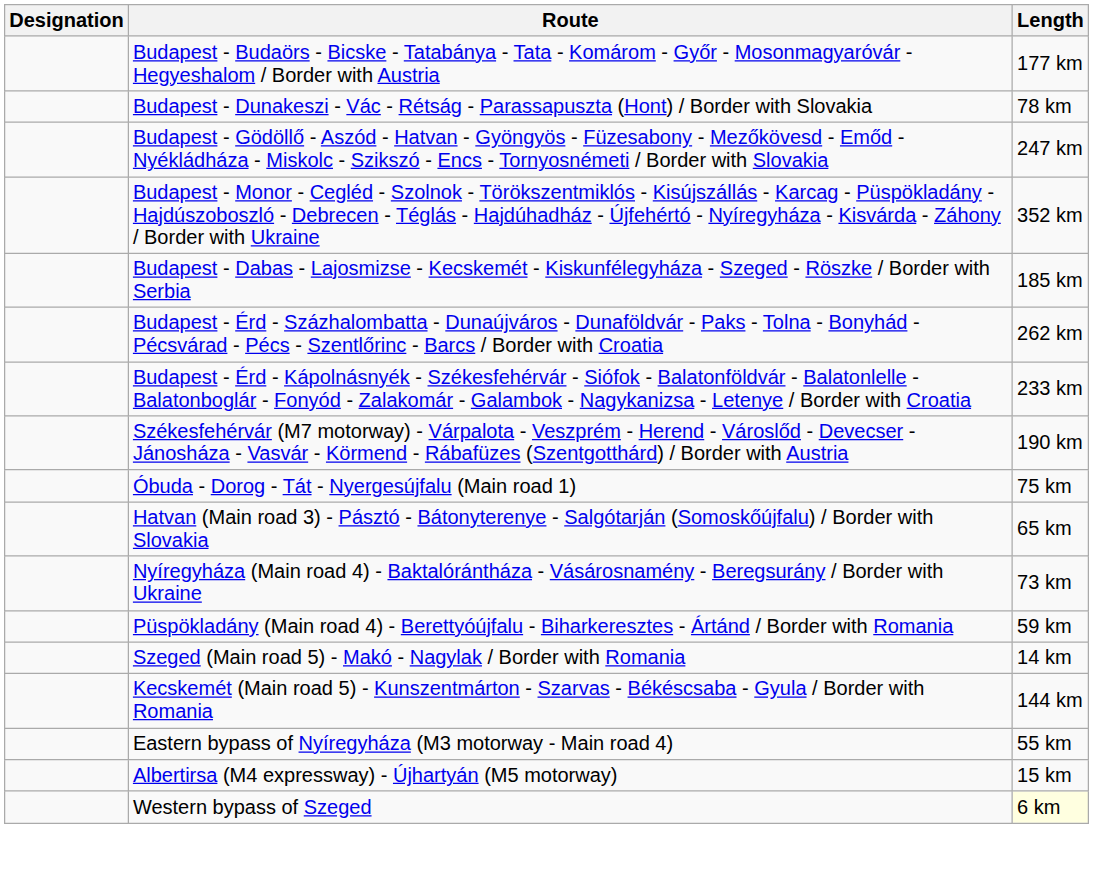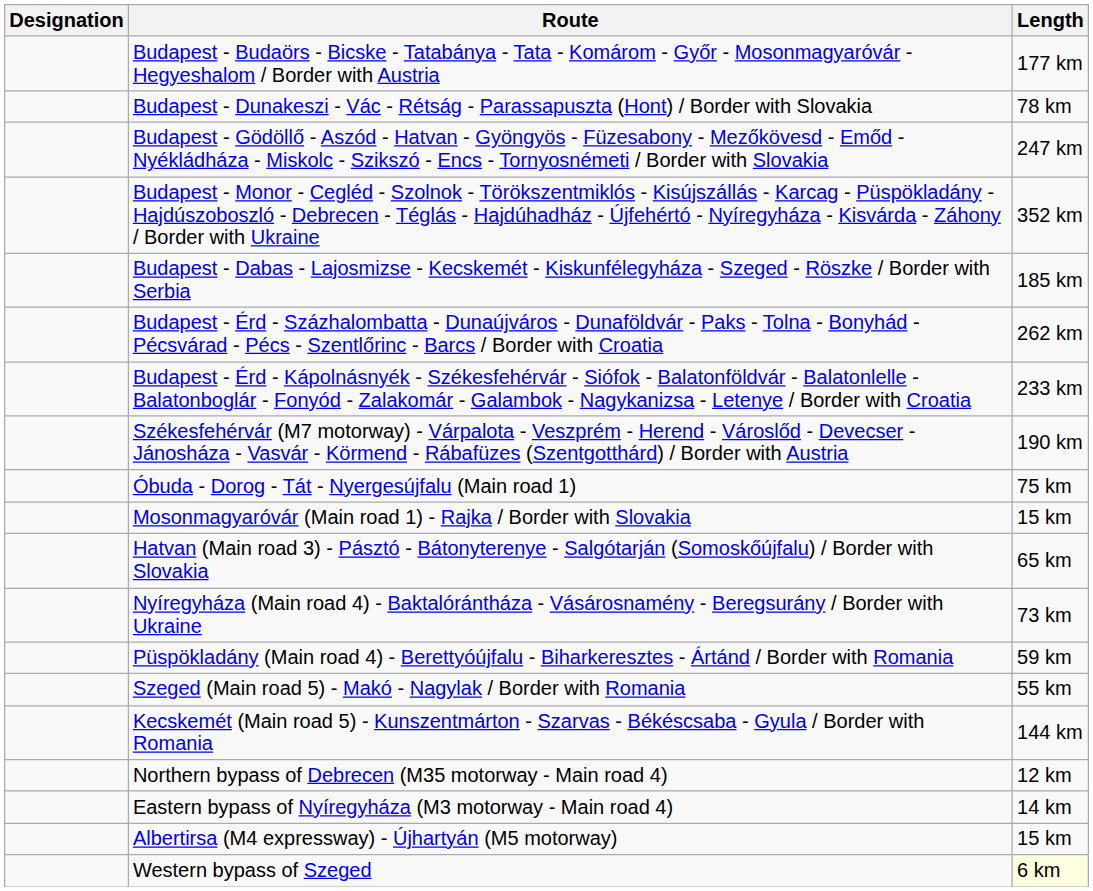+ row: (412, 517)
(1044, 657) 14 km -> (1044, 689) 55 km
+ row: (400, 775)
(1044, 743) 55 km -> (1044, 807) 14 km
